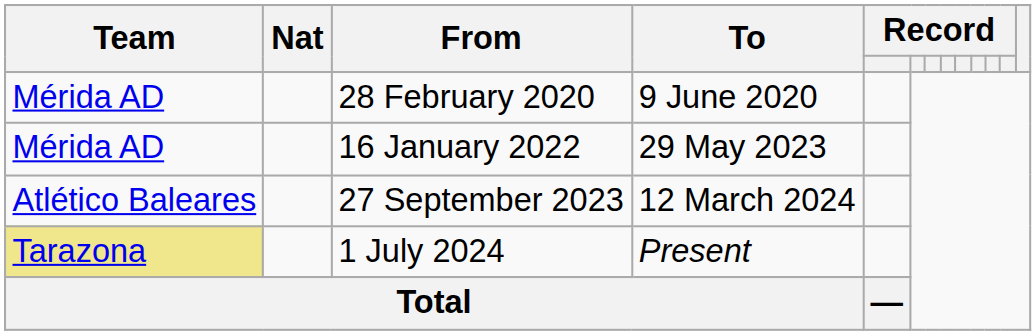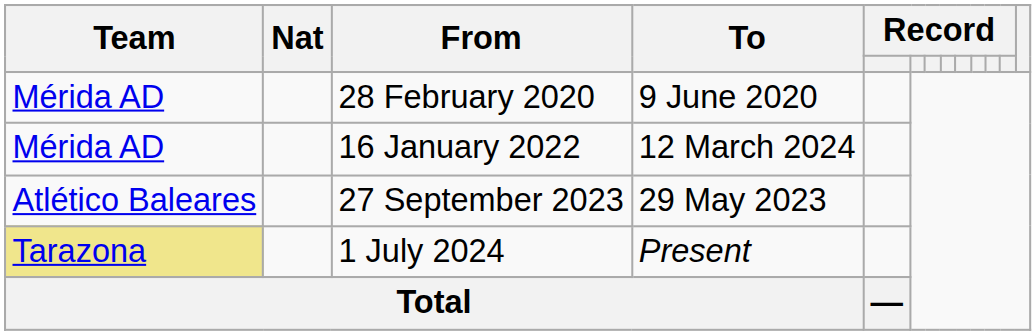(733, 148) 29 May 2023 -> (747, 148) 12 March 2024
(747, 199) 12 March 2024 -> (733, 199) 29 May 2023
